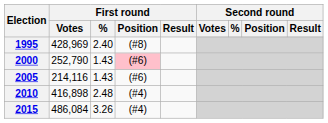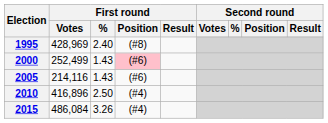(70, 61) 252,790 -> (70, 61) 252,499
(70, 93) 416,898 -> (70, 93) 416,896
(103, 93) 2.48 -> (103, 93) 2.50
